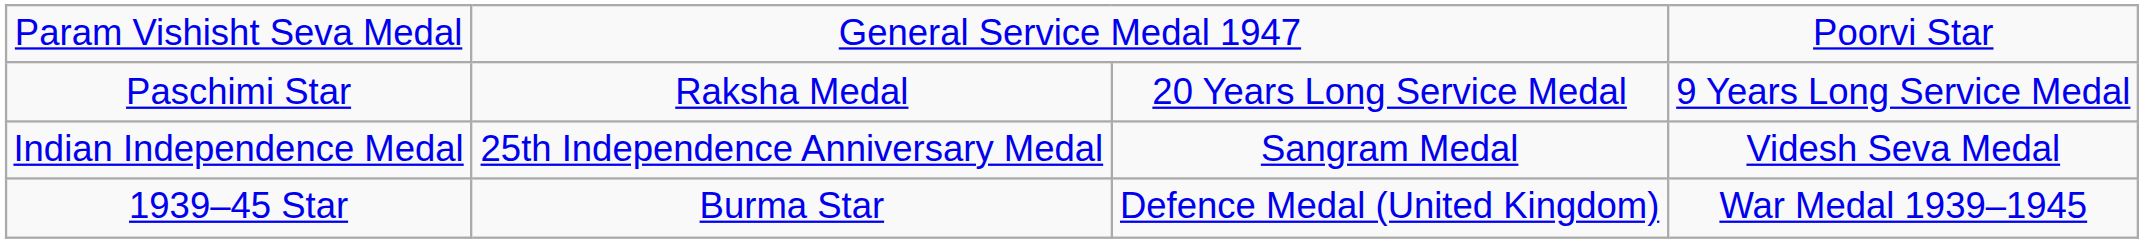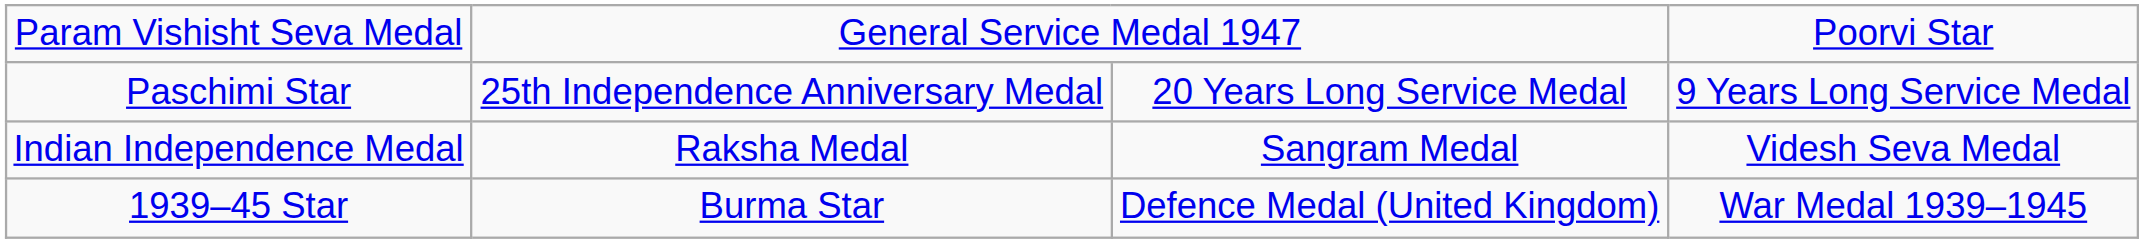(792, 91) Raksha Medal -> (792, 91) 25th Independence Anniversary Medal
(792, 149) 25th Independence Anniversary Medal -> (792, 149) Raksha Medal
